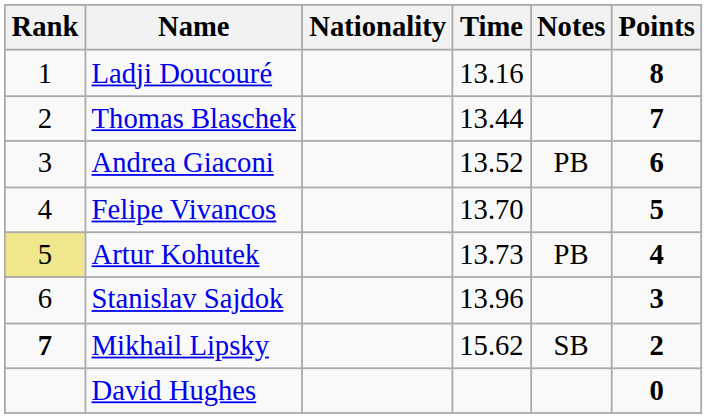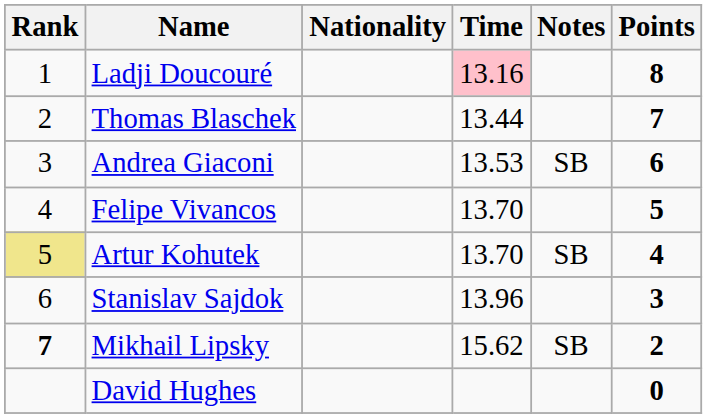(491, 72) no background -> (491, 72) pink background
(491, 163) 13.52 -> (491, 163) 13.53
(571, 163) PB -> (571, 163) SB
(491, 254) 13.73 -> (491, 254) 13.70
(571, 254) PB -> (571, 254) SB
